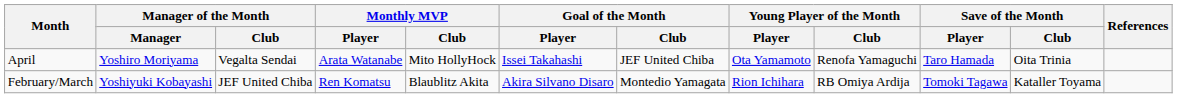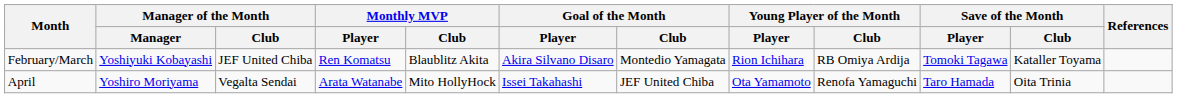rows swapped: (50, 81) <-> (22, 59)
